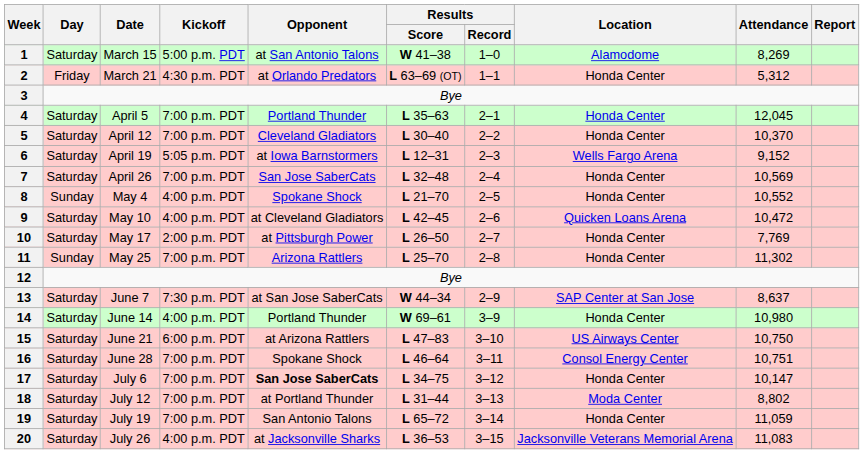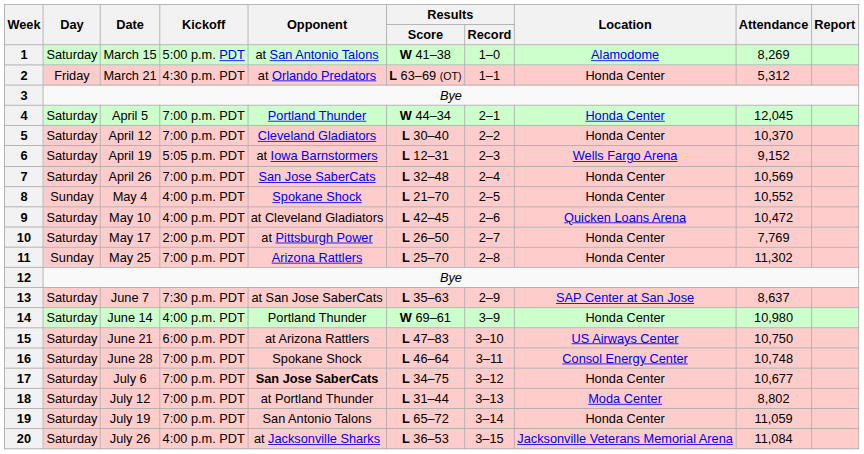(425, 116) L 35–63 -> (425, 116) W 44–34
(425, 298) W 44–34 -> (425, 298) L 35–63
(774, 358) 10,751 -> (774, 358) 10,748
(774, 379) 10,147 -> (774, 379) 10,677
(774, 439) 11,083 -> (774, 439) 11,084
